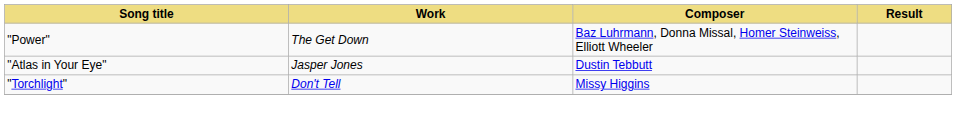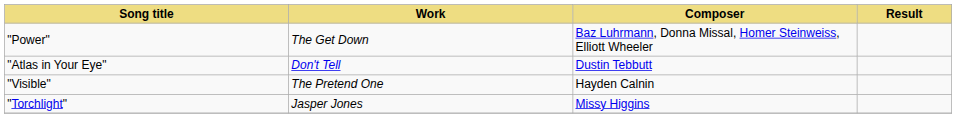(327, 65) Jasper Jones -> (316, 65) Don't Tell
+ row: (29, 84)
(316, 84) Don't Tell -> (327, 103) Jasper Jones
